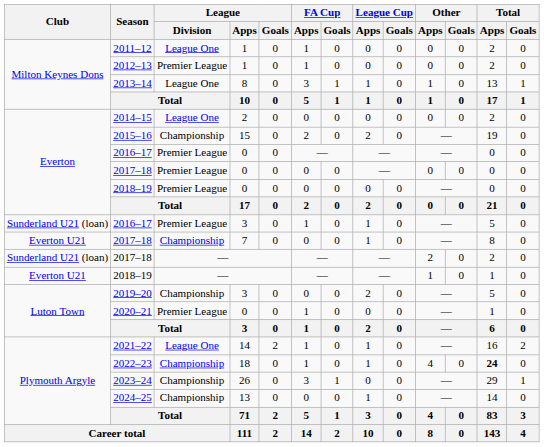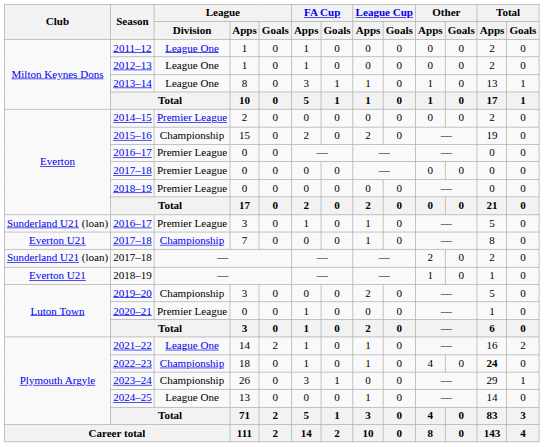(192, 65) Premier League -> (192, 65) League One
(192, 118) League One -> (192, 118) Premier League
(192, 398) Championship -> (192, 398) League One
